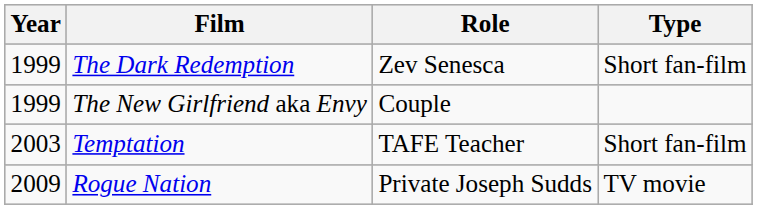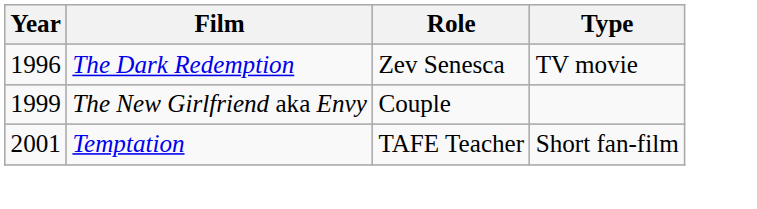(36, 64) 1999 -> (36, 64) 1996
(675, 64) Short fan-film -> (587, 64) TV movie
(36, 143) 2003 -> (36, 143) 2001
- row: (142, 183)
